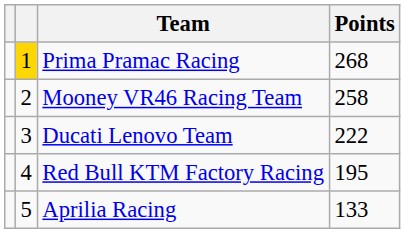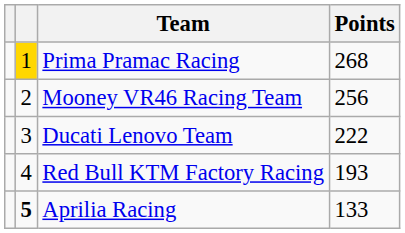(351, 98) 258 -> (351, 98) 256
(351, 172) 195 -> (351, 172) 193
(26, 210) normal -> (26, 210) bold
